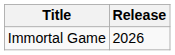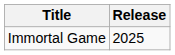(128, 38) 2026 -> (128, 38) 2025
